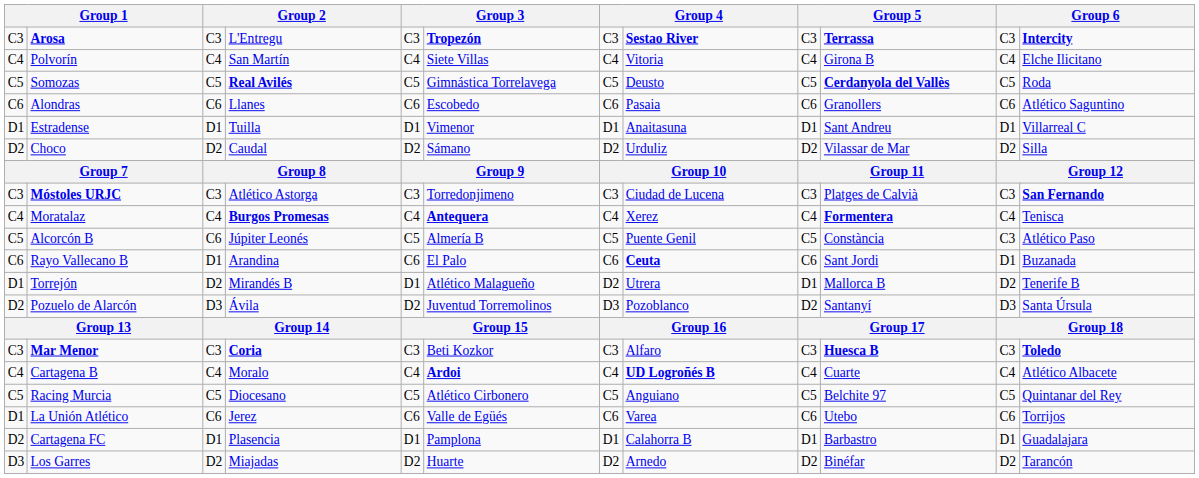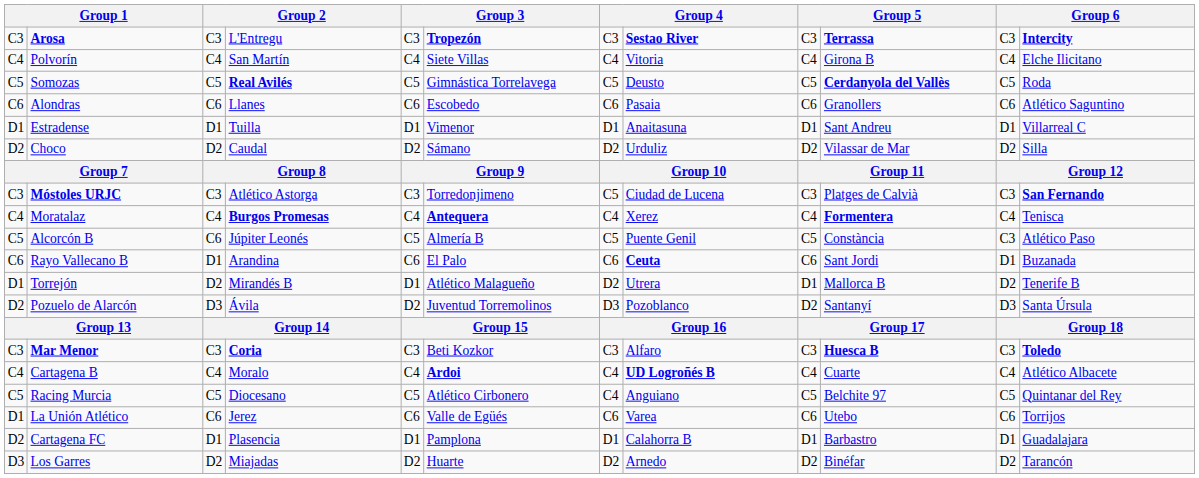(611, 194) C3 -> (611, 194) C5
(611, 395) C5 -> (611, 395) C4
